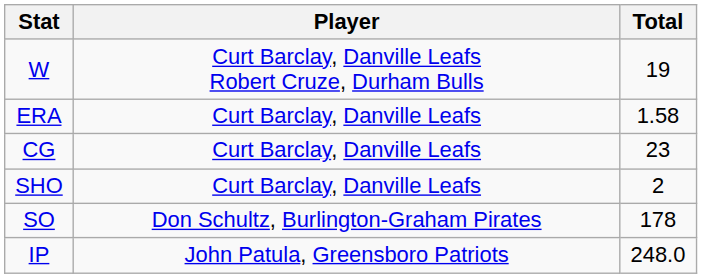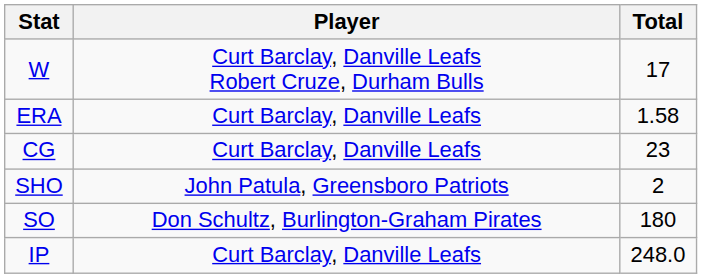(658, 68) 19 -> (658, 68) 17
(347, 185) Curt Barclay, Danville Leafs -> (347, 185) John Patula, Greensboro Patriots
(658, 220) 178 -> (658, 220) 180
(347, 255) John Patula, Greensboro Patriots -> (347, 255) Curt Barclay, Danville Leafs
